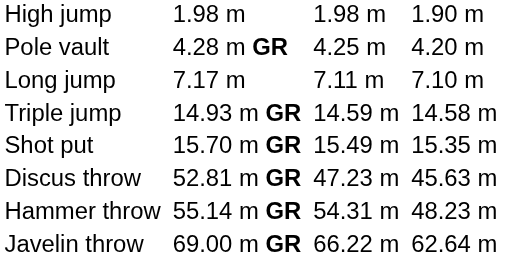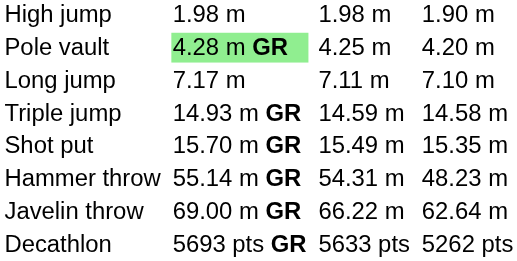(230, 47) no background -> (230, 47) lightgreen background
- row: (73, 178)
+ row: (58, 244)
